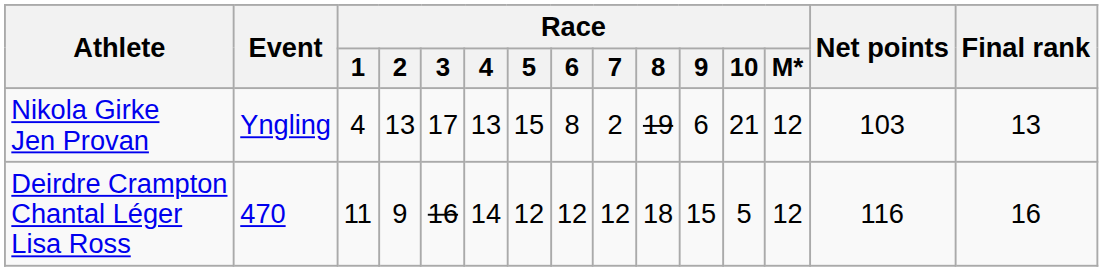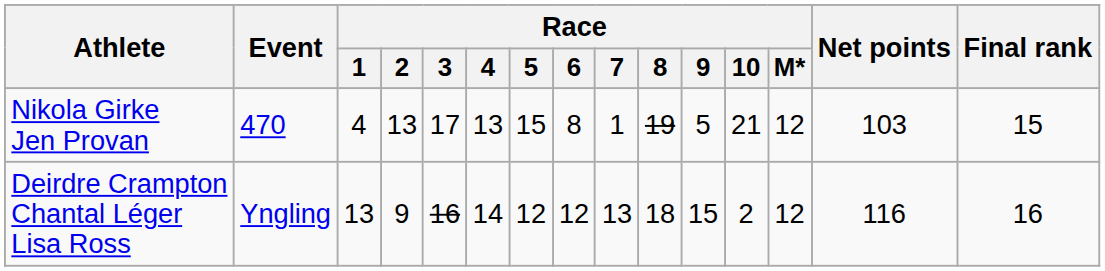(286, 126) Yngling -> (263, 126) 470
(615, 126) 2 -> (617, 126) 1
(701, 126) 6 -> (703, 126) 5
(1026, 126) 13 -> (1028, 126) 15
(263, 214) 470 -> (286, 214) Yngling
(358, 214) 11 -> (359, 214) 13
(615, 214) 12 -> (617, 214) 13
(744, 214) 5 -> (746, 214) 2
